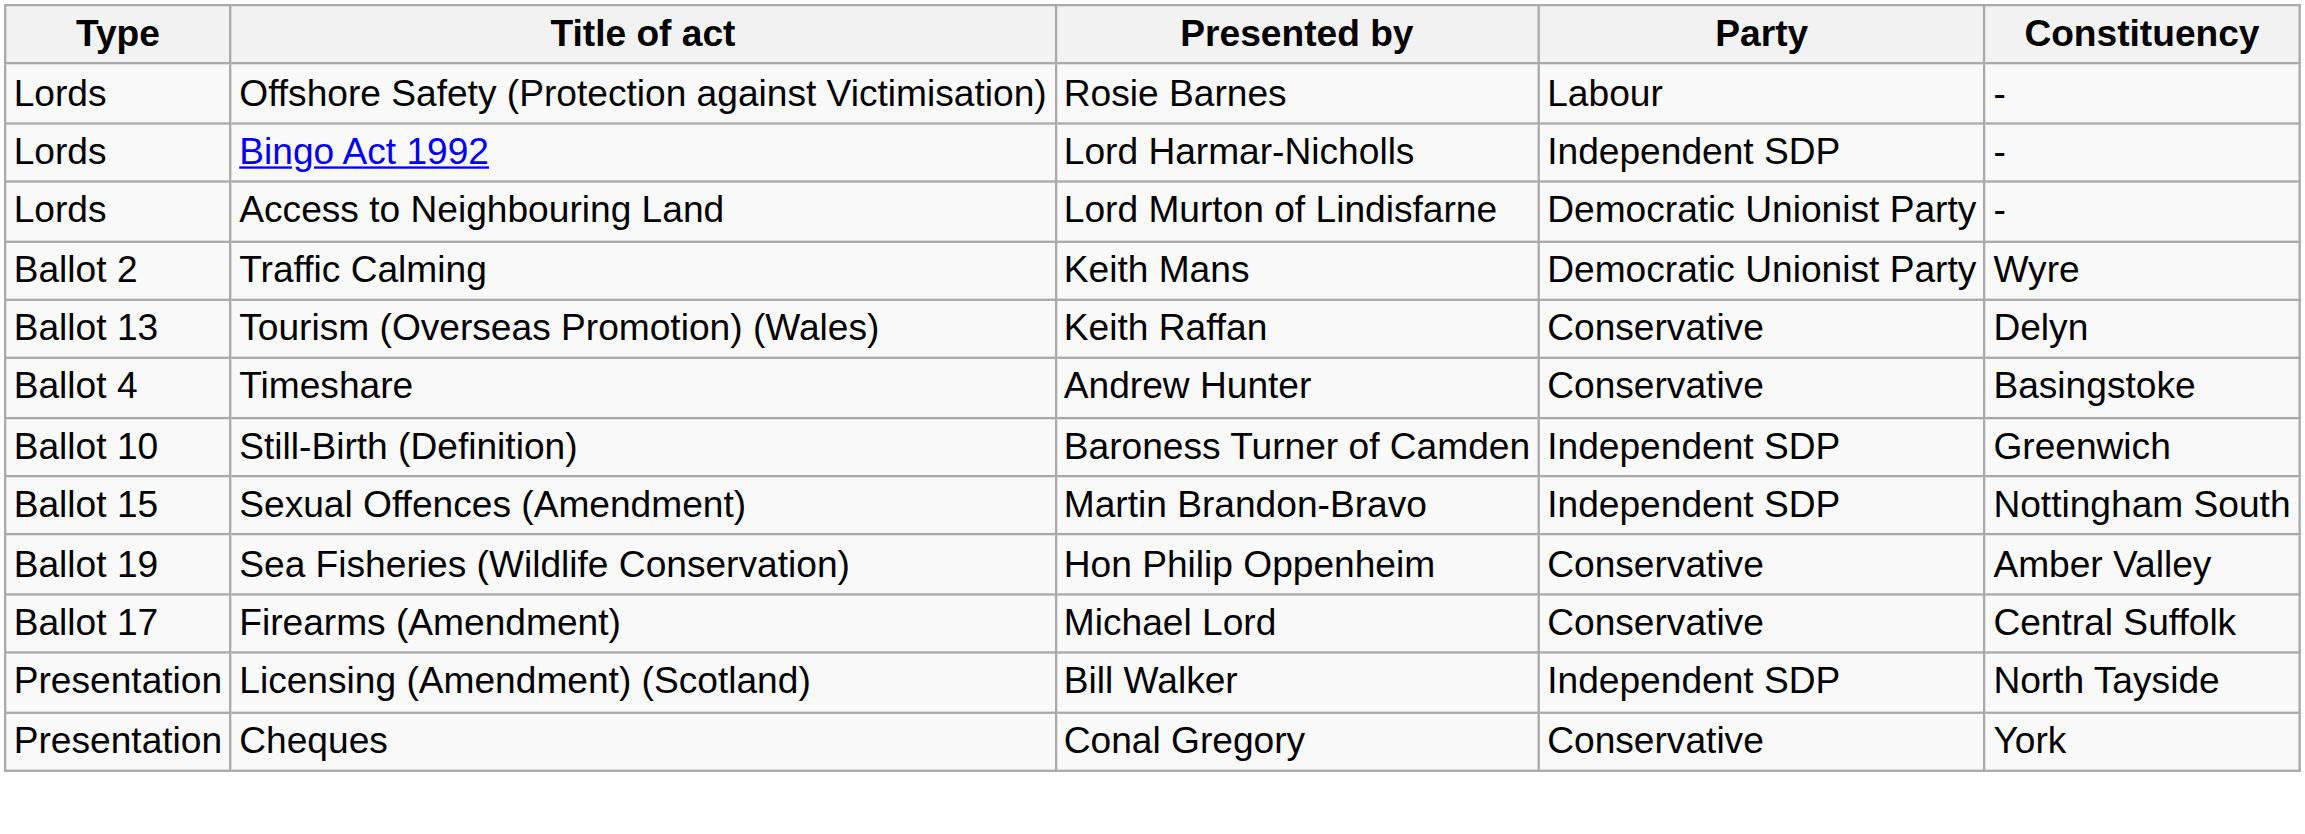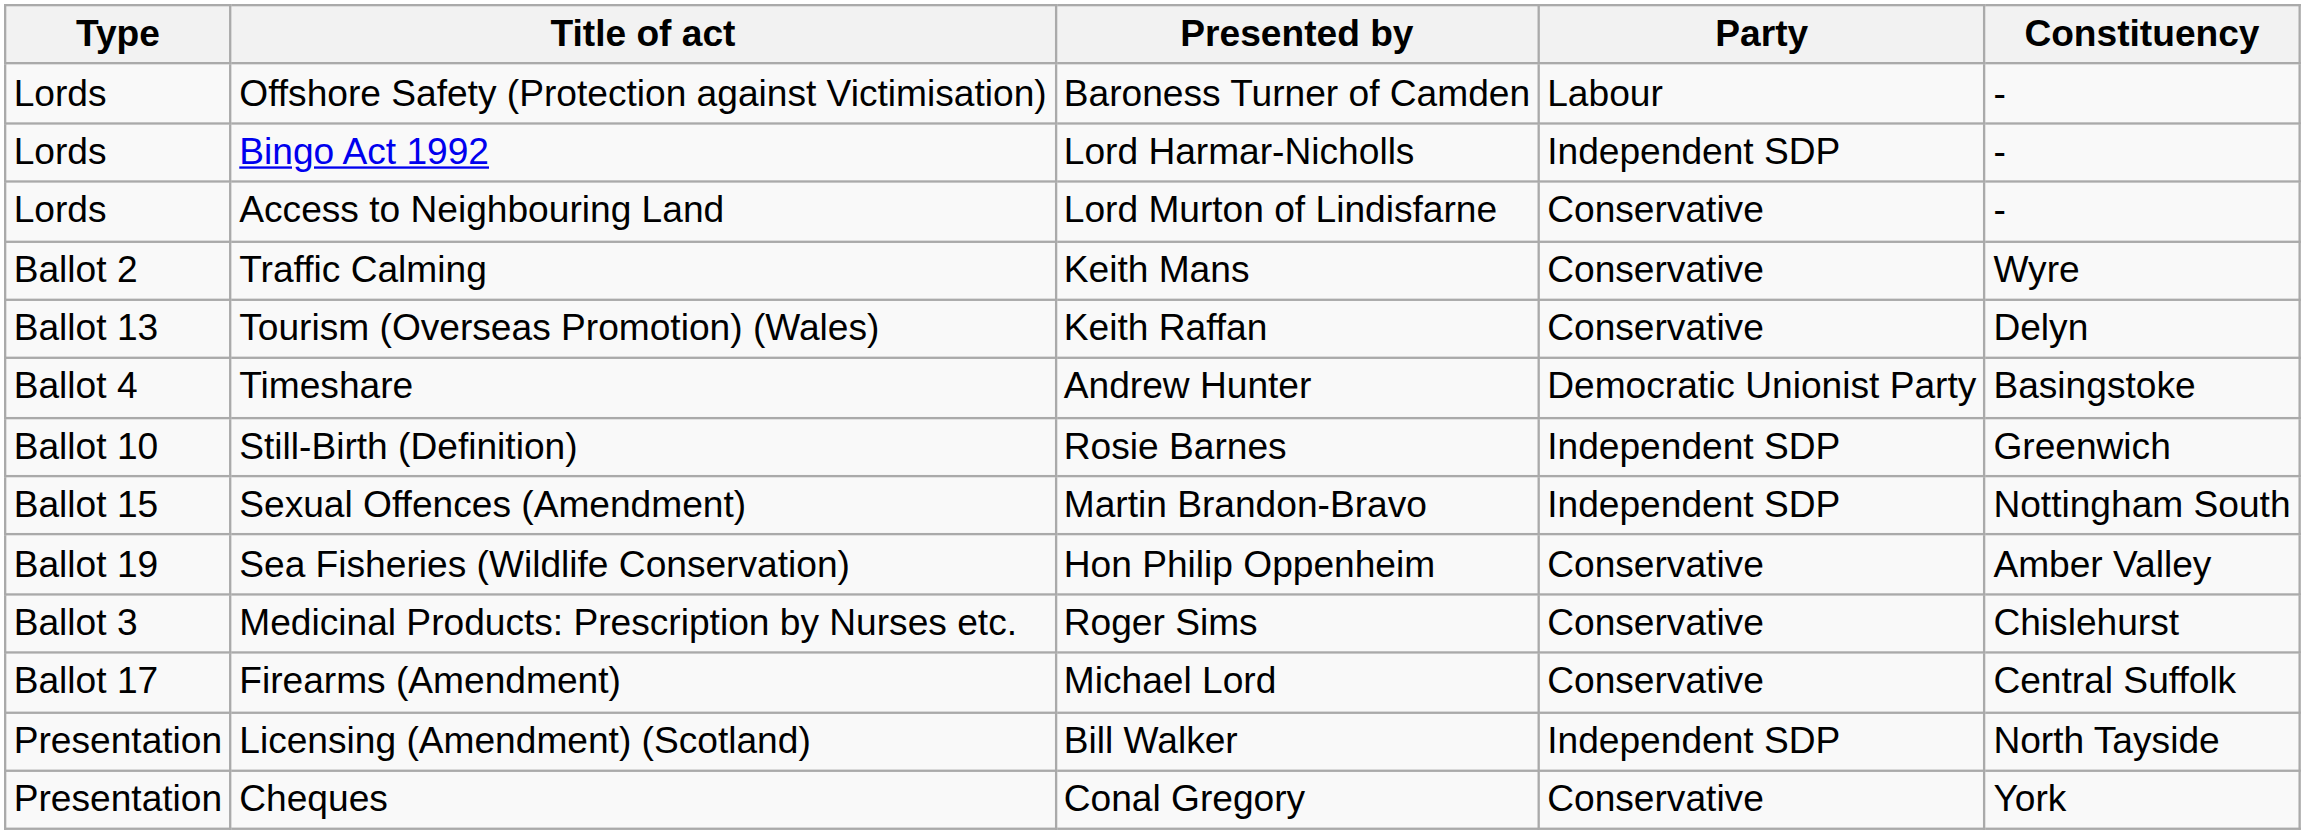(1175, 92) Rosie Barnes -> (1297, 92) Baroness Turner of Camden
(1762, 210) Democratic Unionist Party -> (1656, 210) Conservative
(1762, 269) Democratic Unionist Party -> (1656, 269) Conservative
(1656, 387) Conservative -> (1762, 387) Democratic Unionist Party
(1297, 446) Baroness Turner of Camden -> (1175, 446) Rosie Barnes
+ row: (628, 622)
